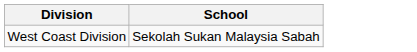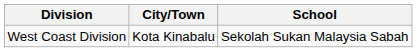+ column: (174, 15)
